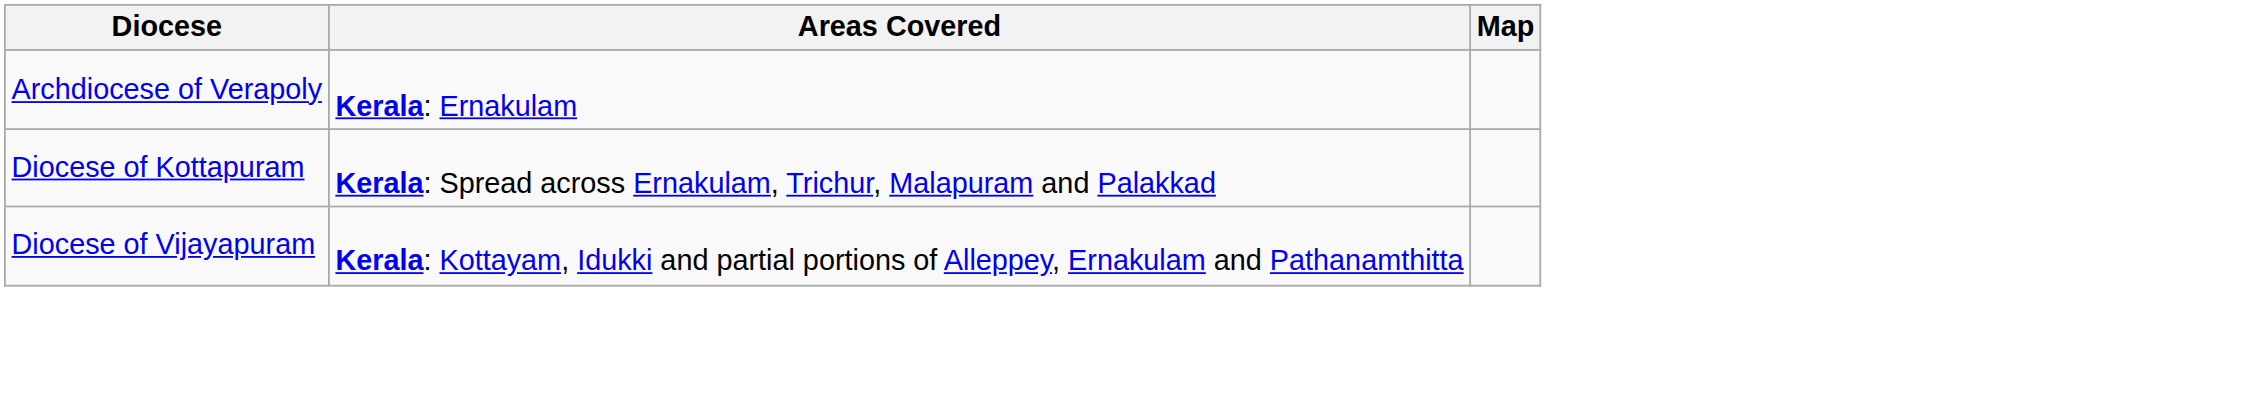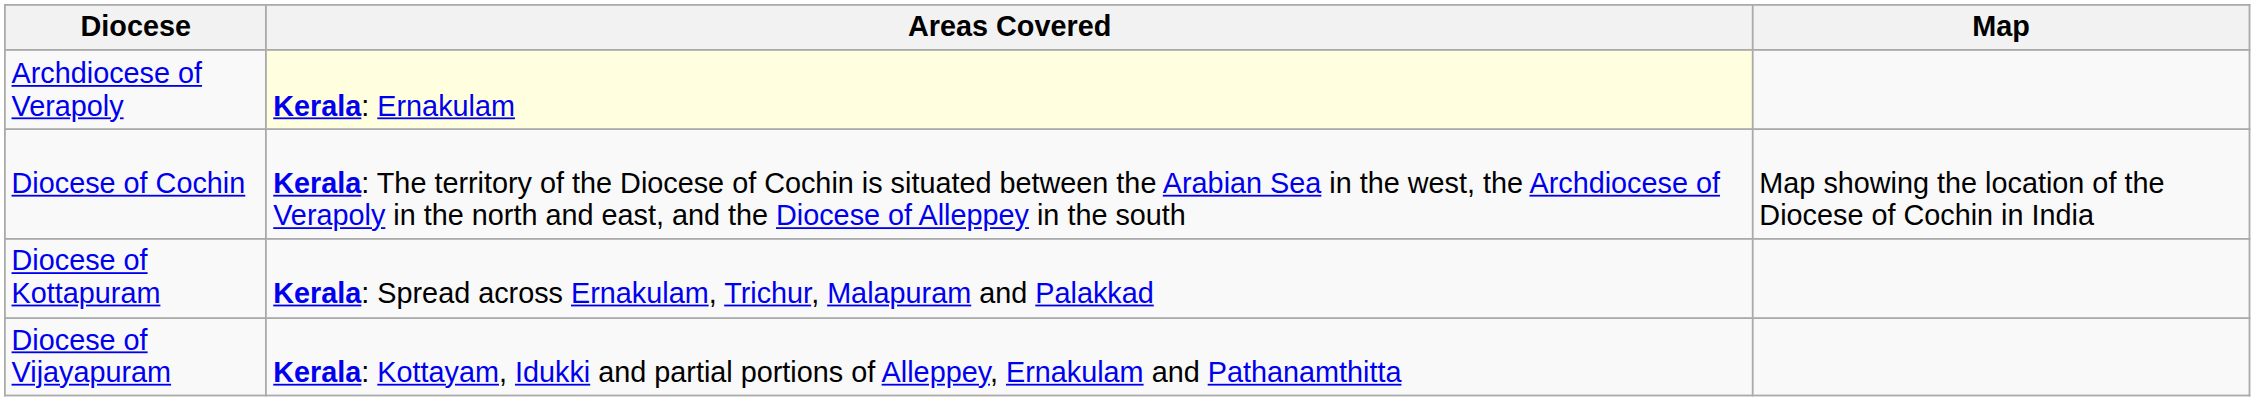(456, 105) no background -> (394, 105) lightyellow background
+ row: (128, 183)
